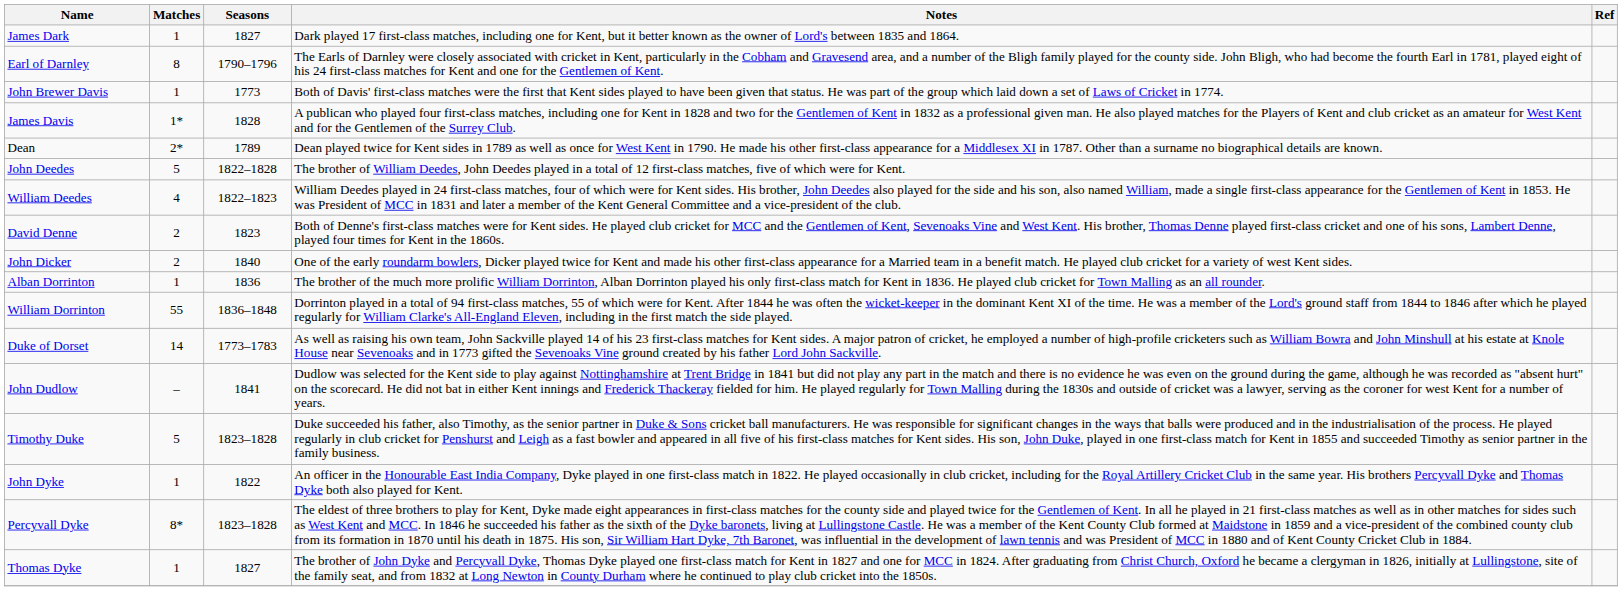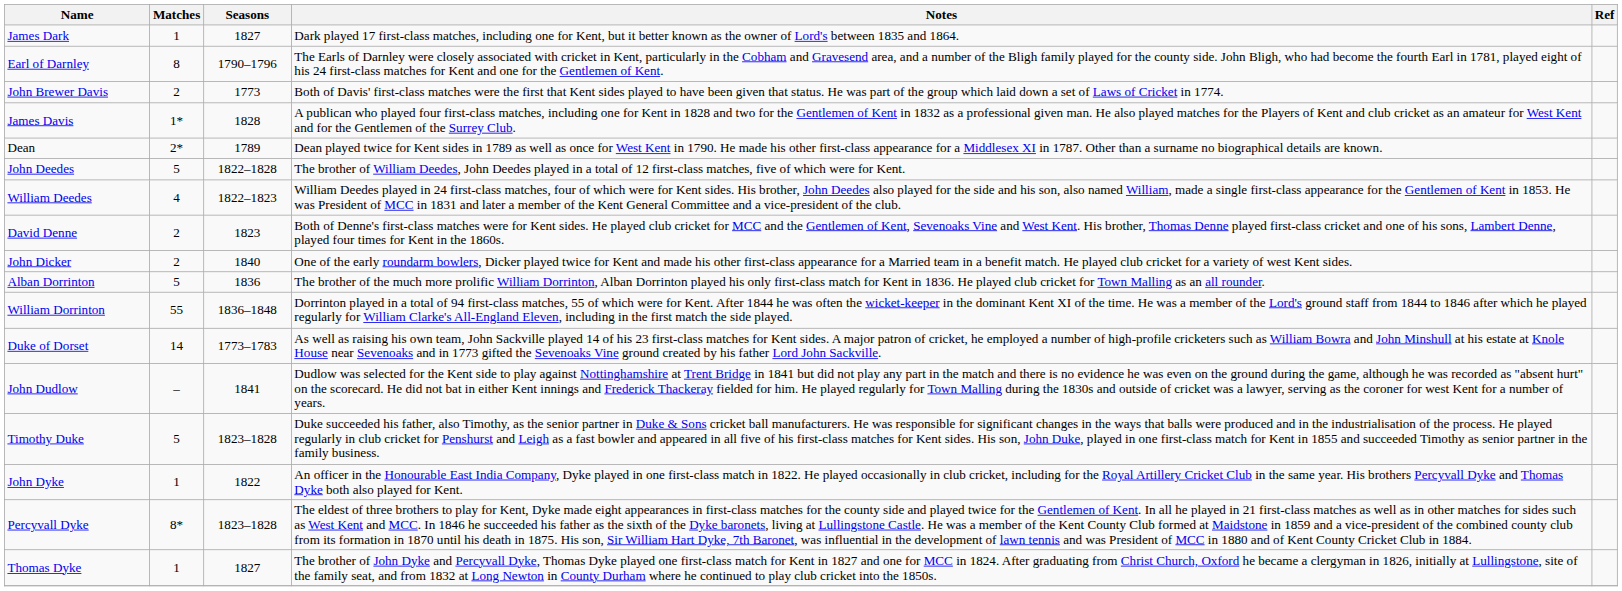(177, 92) 1 -> (177, 92) 2
(177, 282) 1 -> (177, 282) 5
